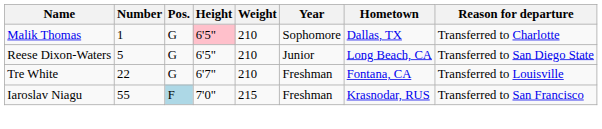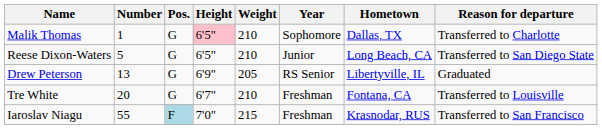+ row: (45, 74)
(123, 74) 22 -> (123, 94) 20
